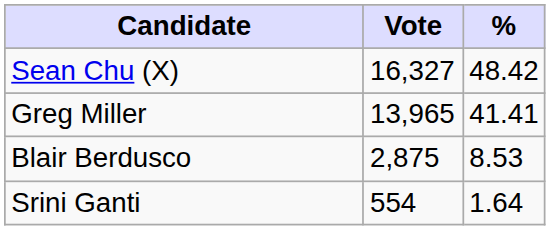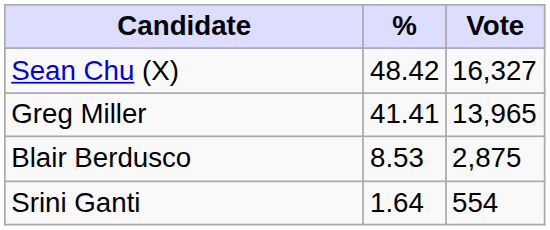columns swapped: (413, 26) <-> (504, 26)
